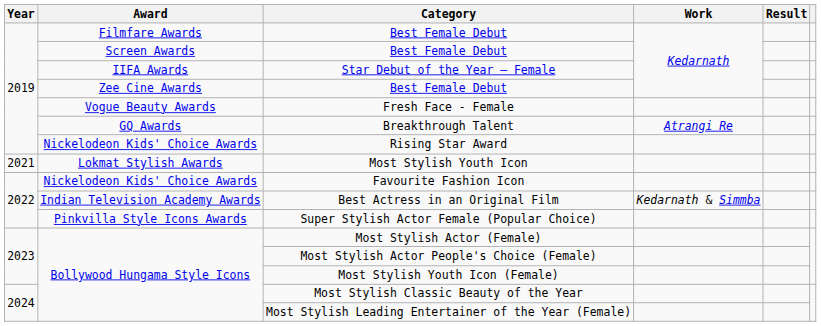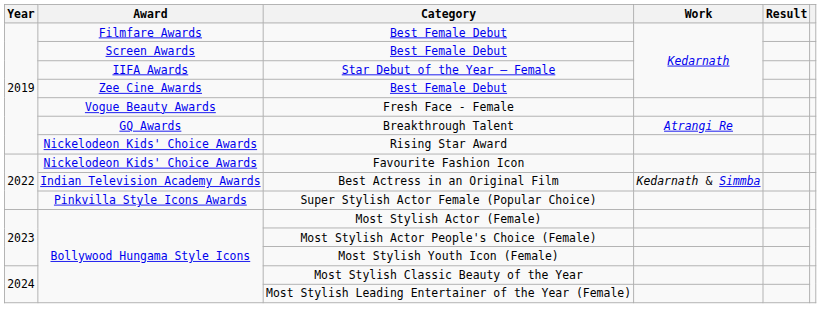- row: (150, 163)
